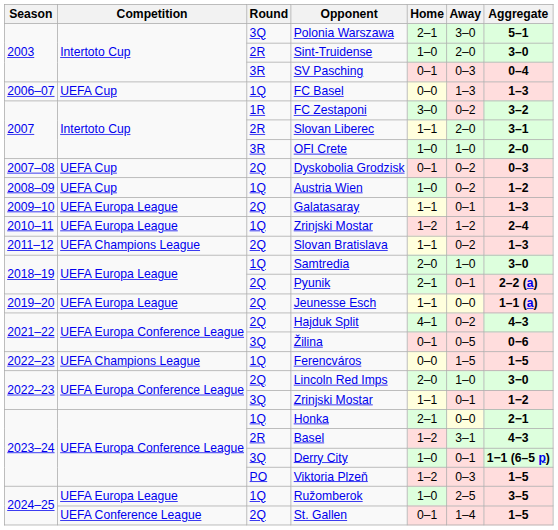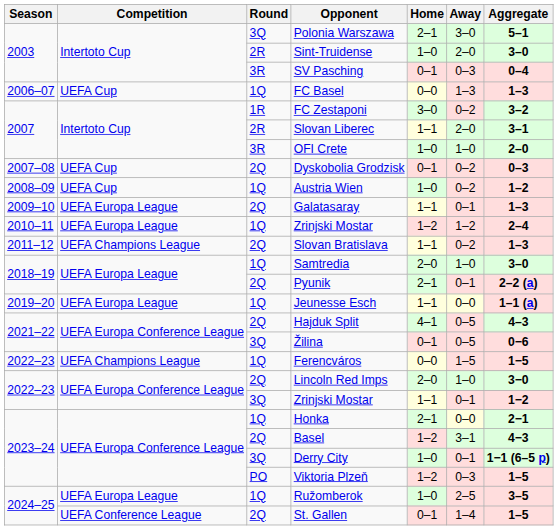(258, 303) 2Q -> (258, 303) 1Q
(465, 322) 0–2 -> (465, 322) 0–5
(257, 438) 2R -> (258, 438) 2Q
